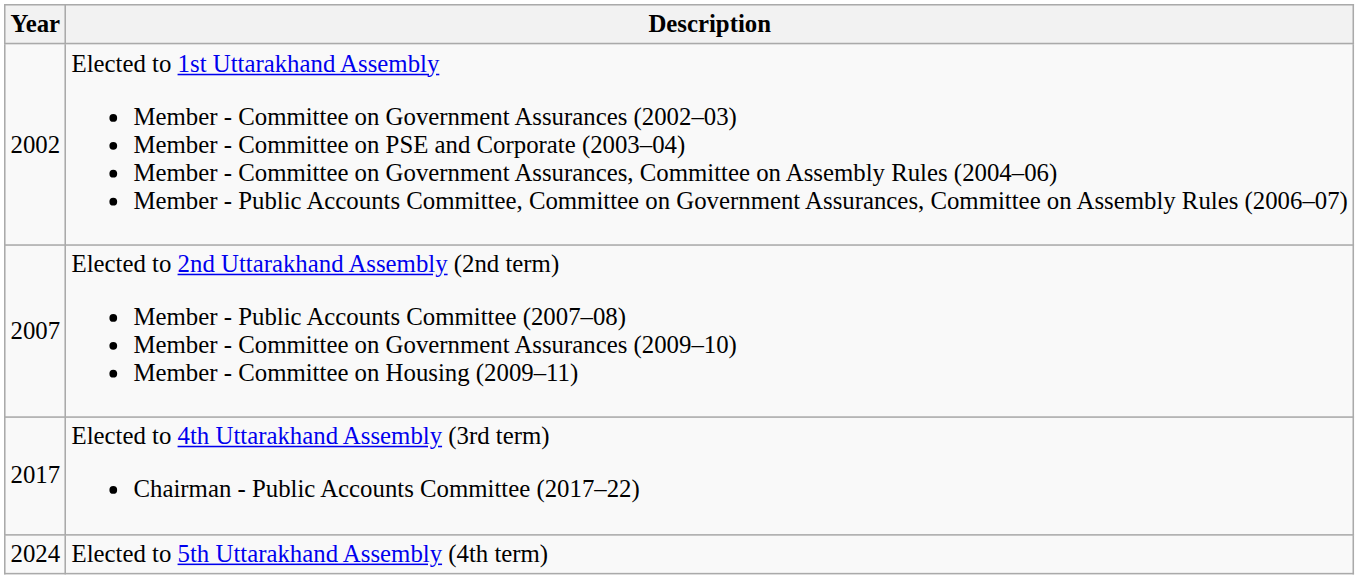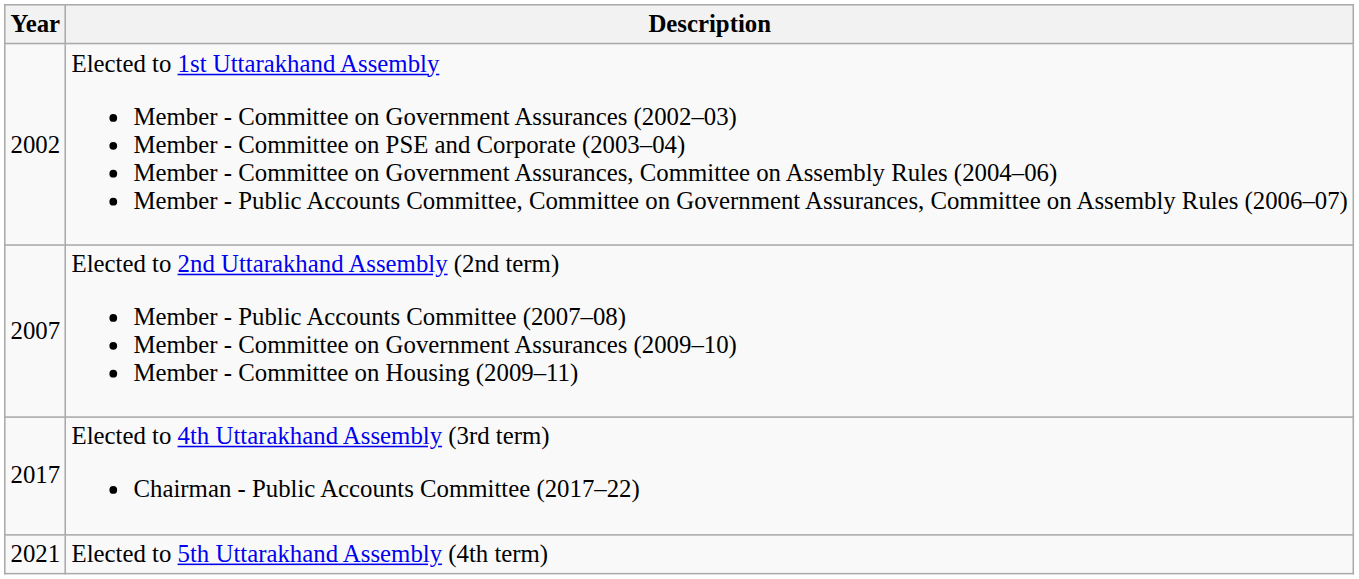(35, 553) 2024 -> (35, 553) 2021
